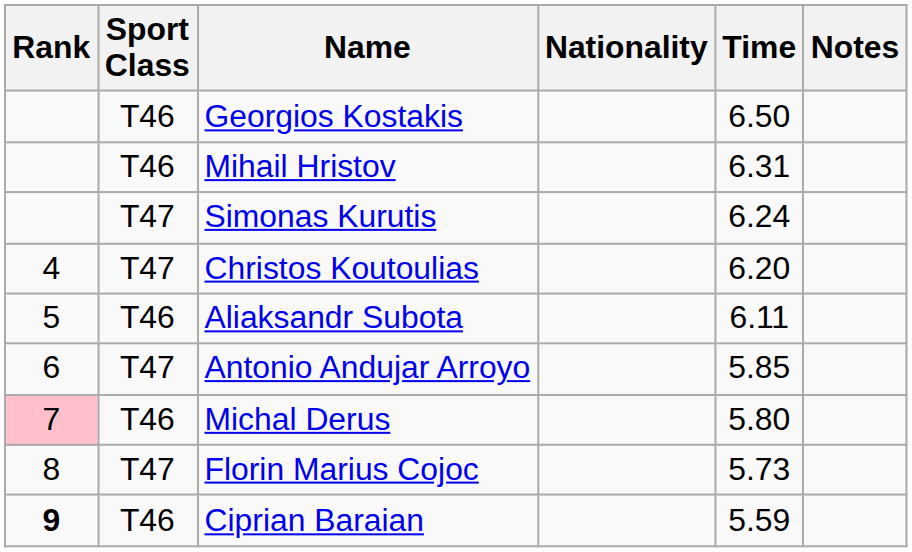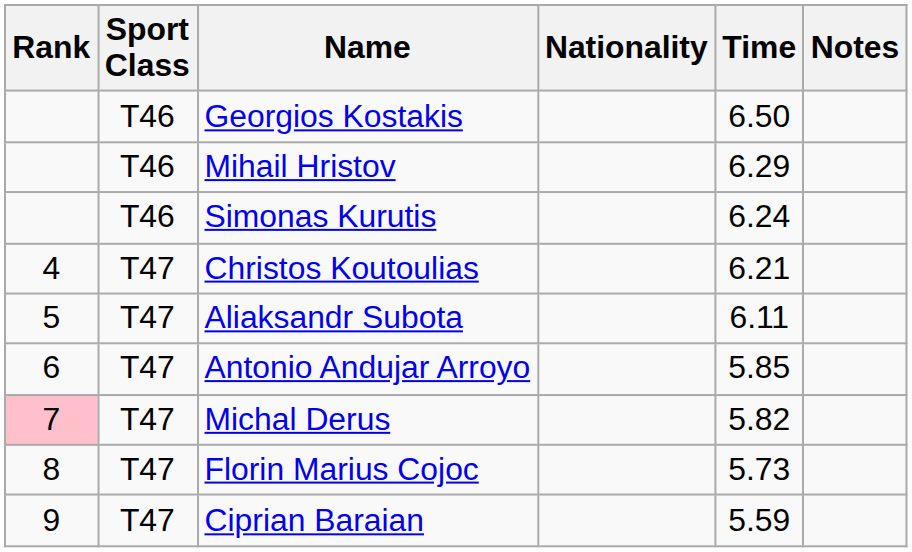(759, 166) 6.31 -> (759, 166) 6.29
(147, 217) T47 -> (147, 217) T46
(759, 267) 6.20 -> (759, 267) 6.21
(147, 318) T46 -> (147, 318) T47
(147, 419) T46 -> (147, 419) T47
(759, 419) 5.80 -> (759, 419) 5.82
(51, 520) bold -> (51, 520) normal
(147, 520) T46 -> (147, 520) T47
